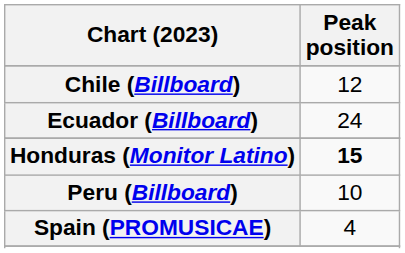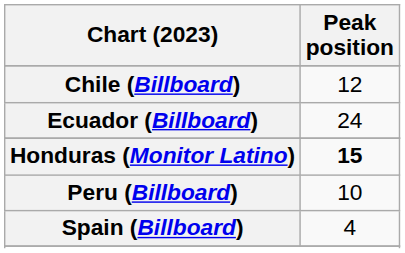- row: (153, 228)
+ row: (153, 228)
